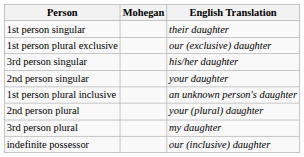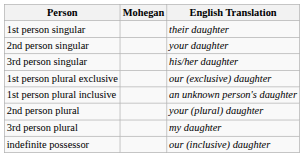rows swapped: (48, 78) <-> (62, 45)
